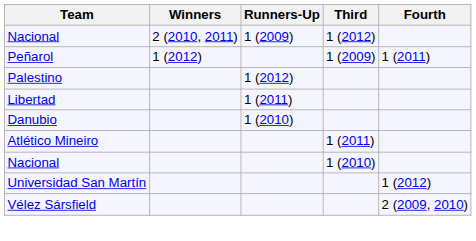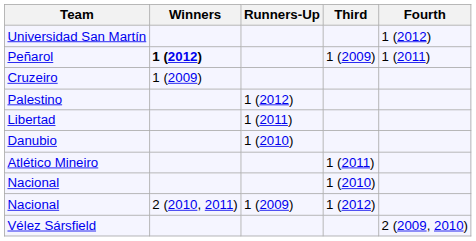rows swapped: (33, 36) <-> (77, 183)
(177, 57) normal -> (177, 57) bold
+ row: (33, 78)
